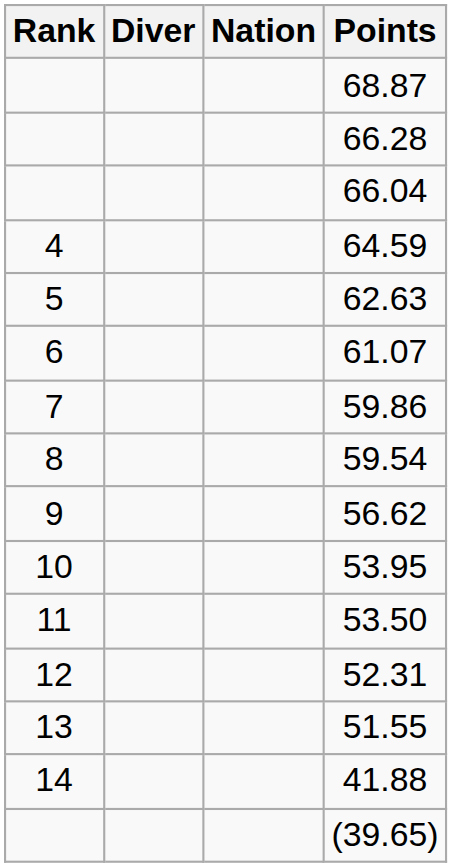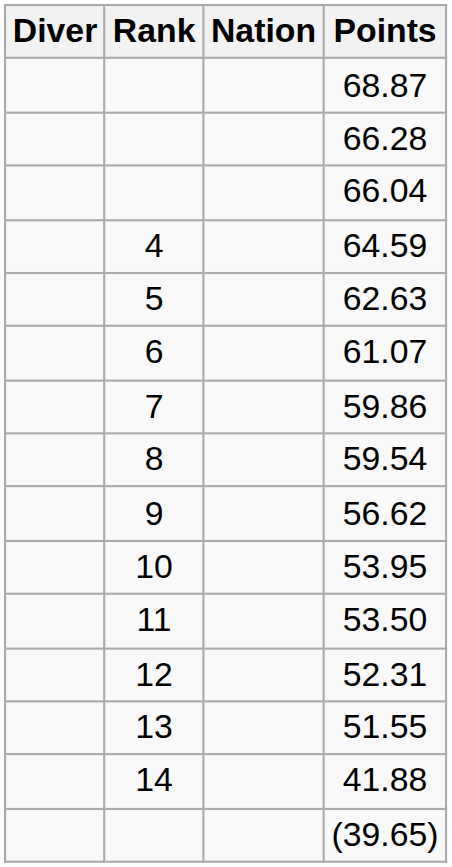columns swapped: (54, 31) <-> (153, 31)
